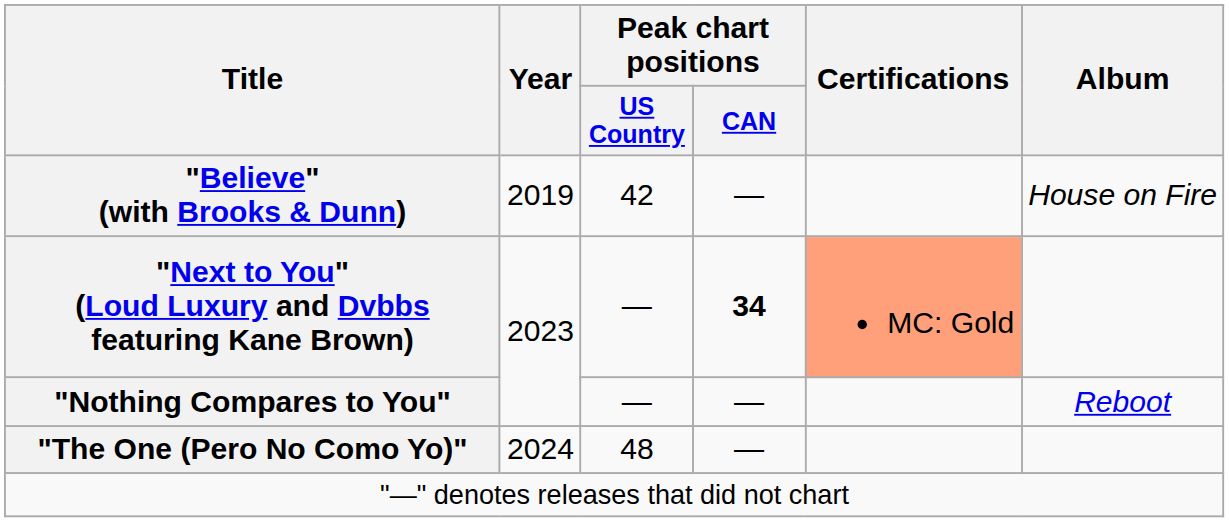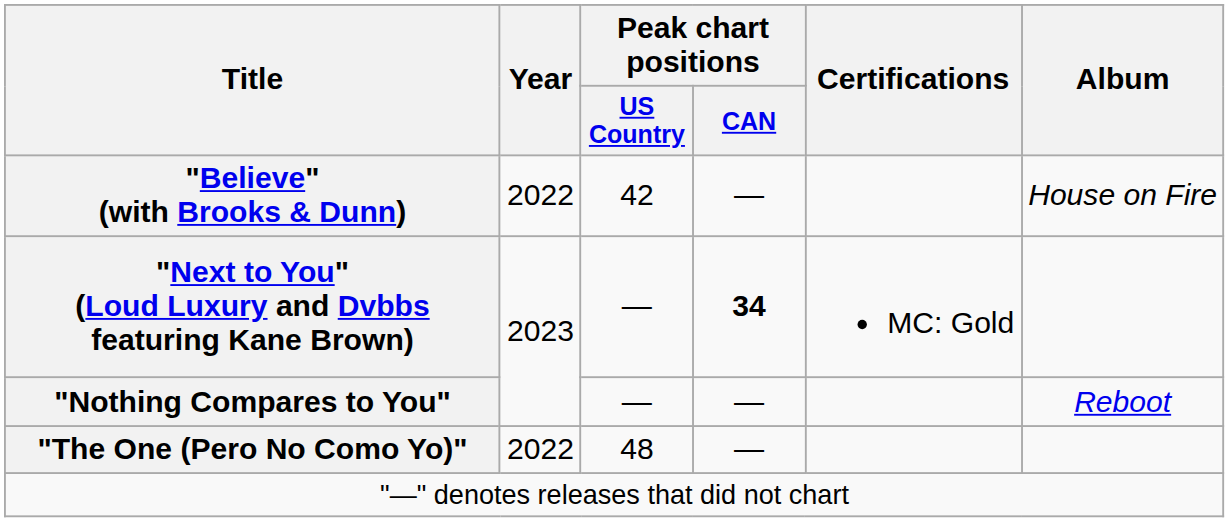(540, 195) 2019 -> (540, 195) 2022
(913, 324) lightsalmon background -> (913, 324) no background
(540, 449) 2024 -> (540, 449) 2022
